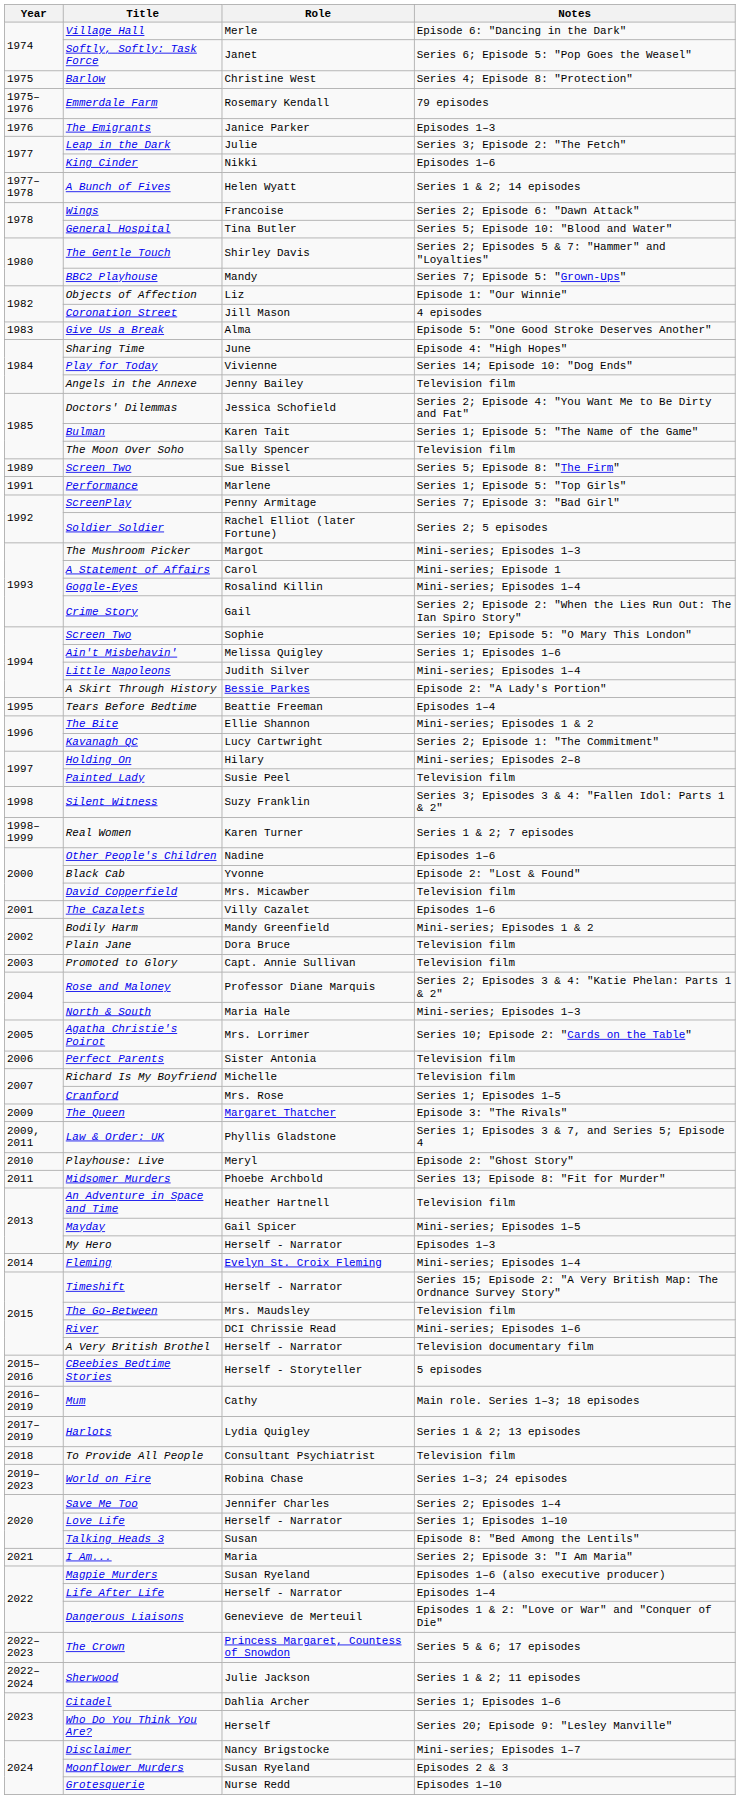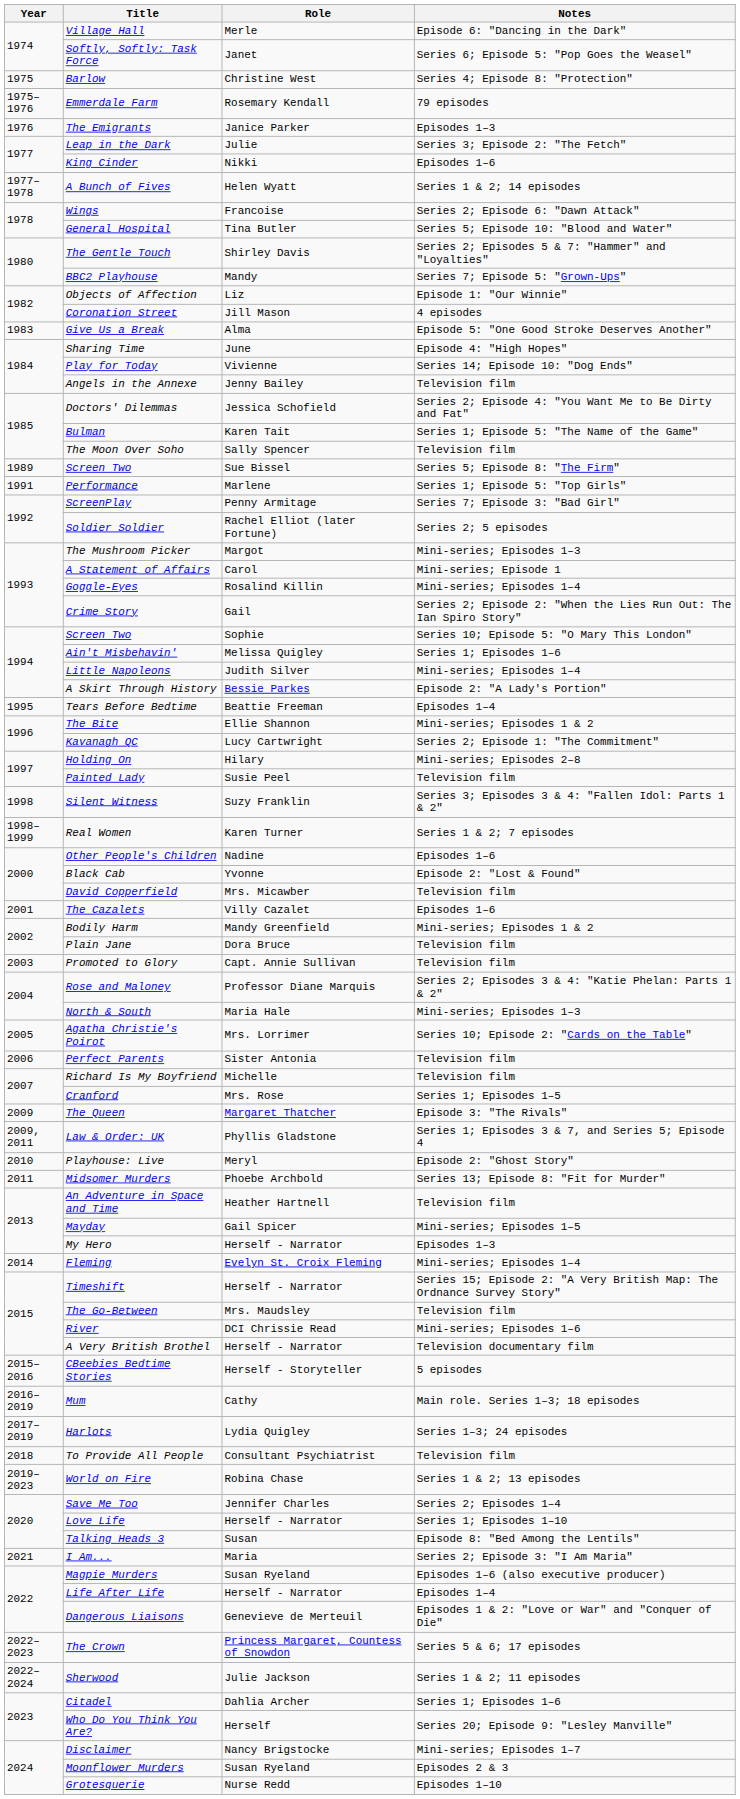(499, 1431) Series 1 & 2; 13 episodes -> (492, 1431) Series 1–3; 24 episodes
(492, 1480) Series 1–3; 24 episodes -> (499, 1480) Series 1 & 2; 13 episodes
